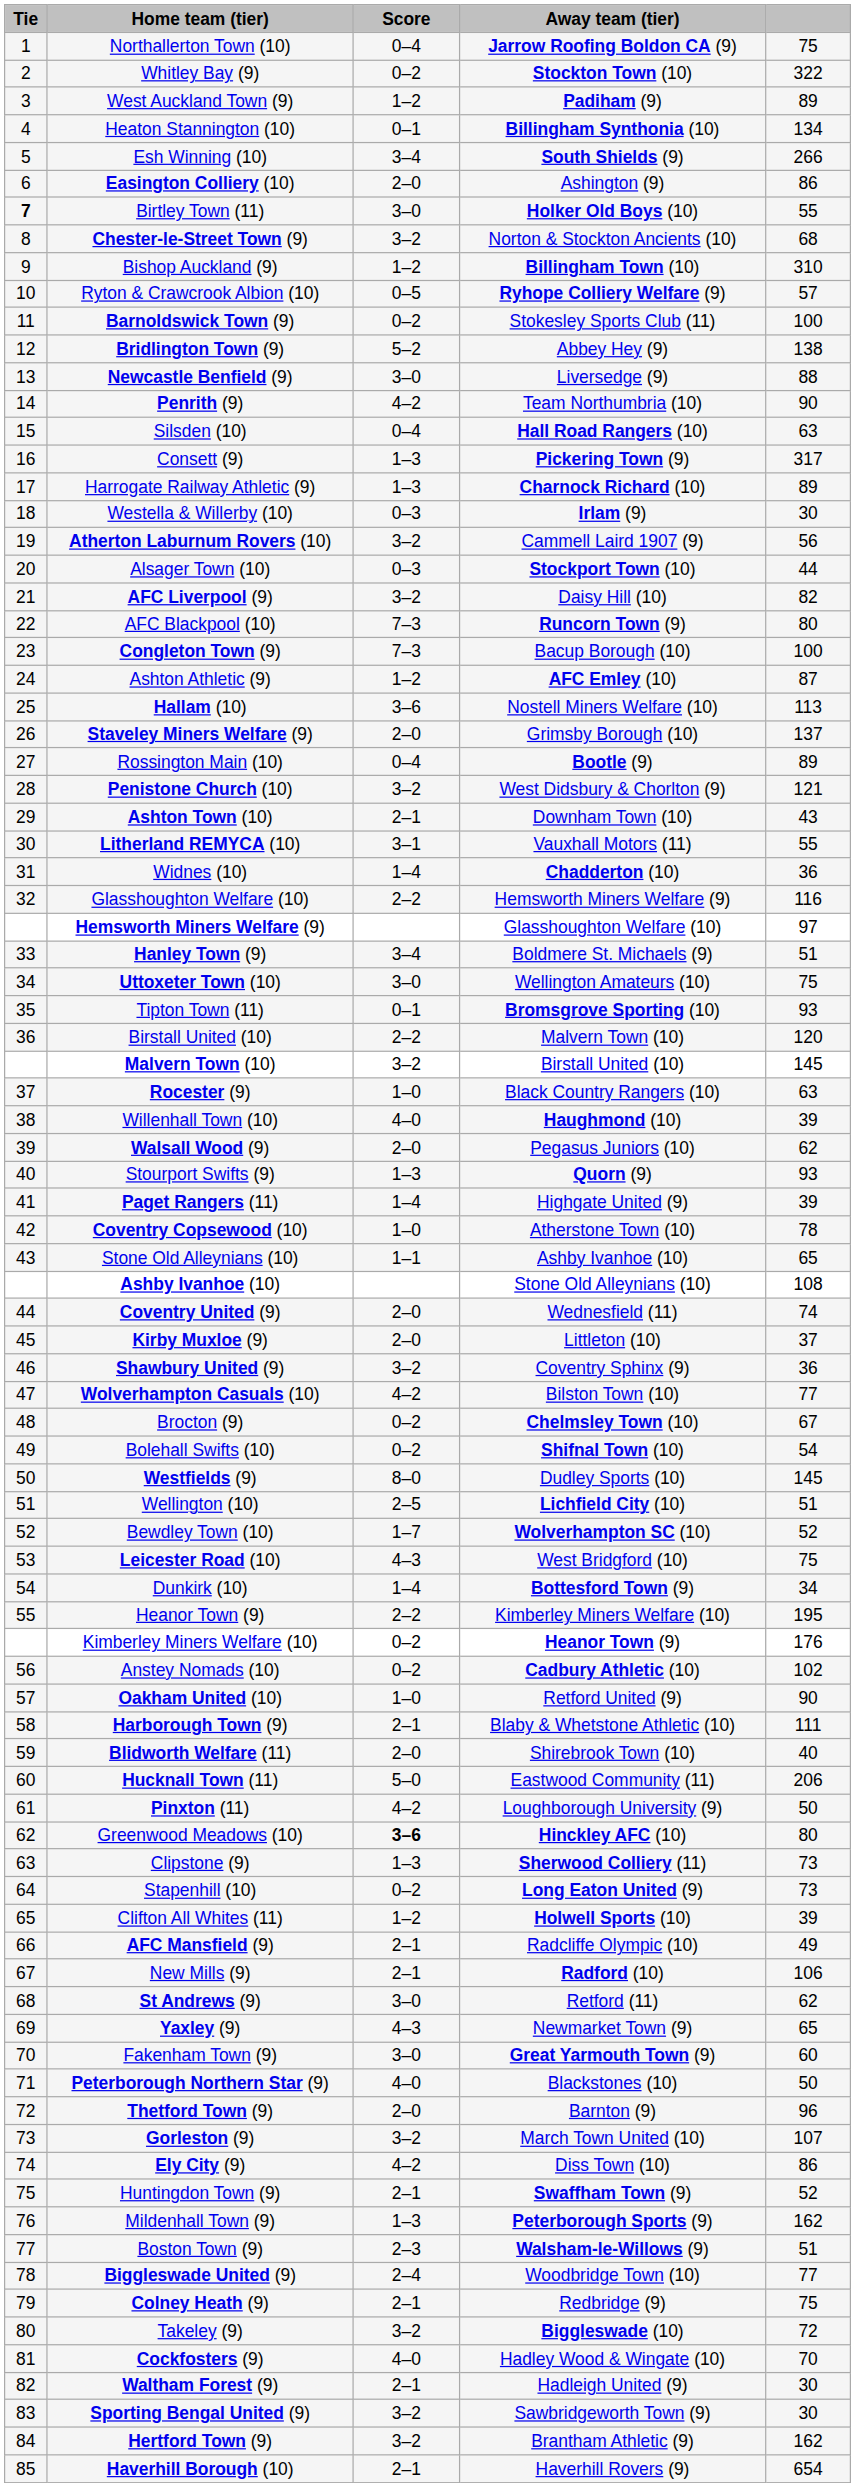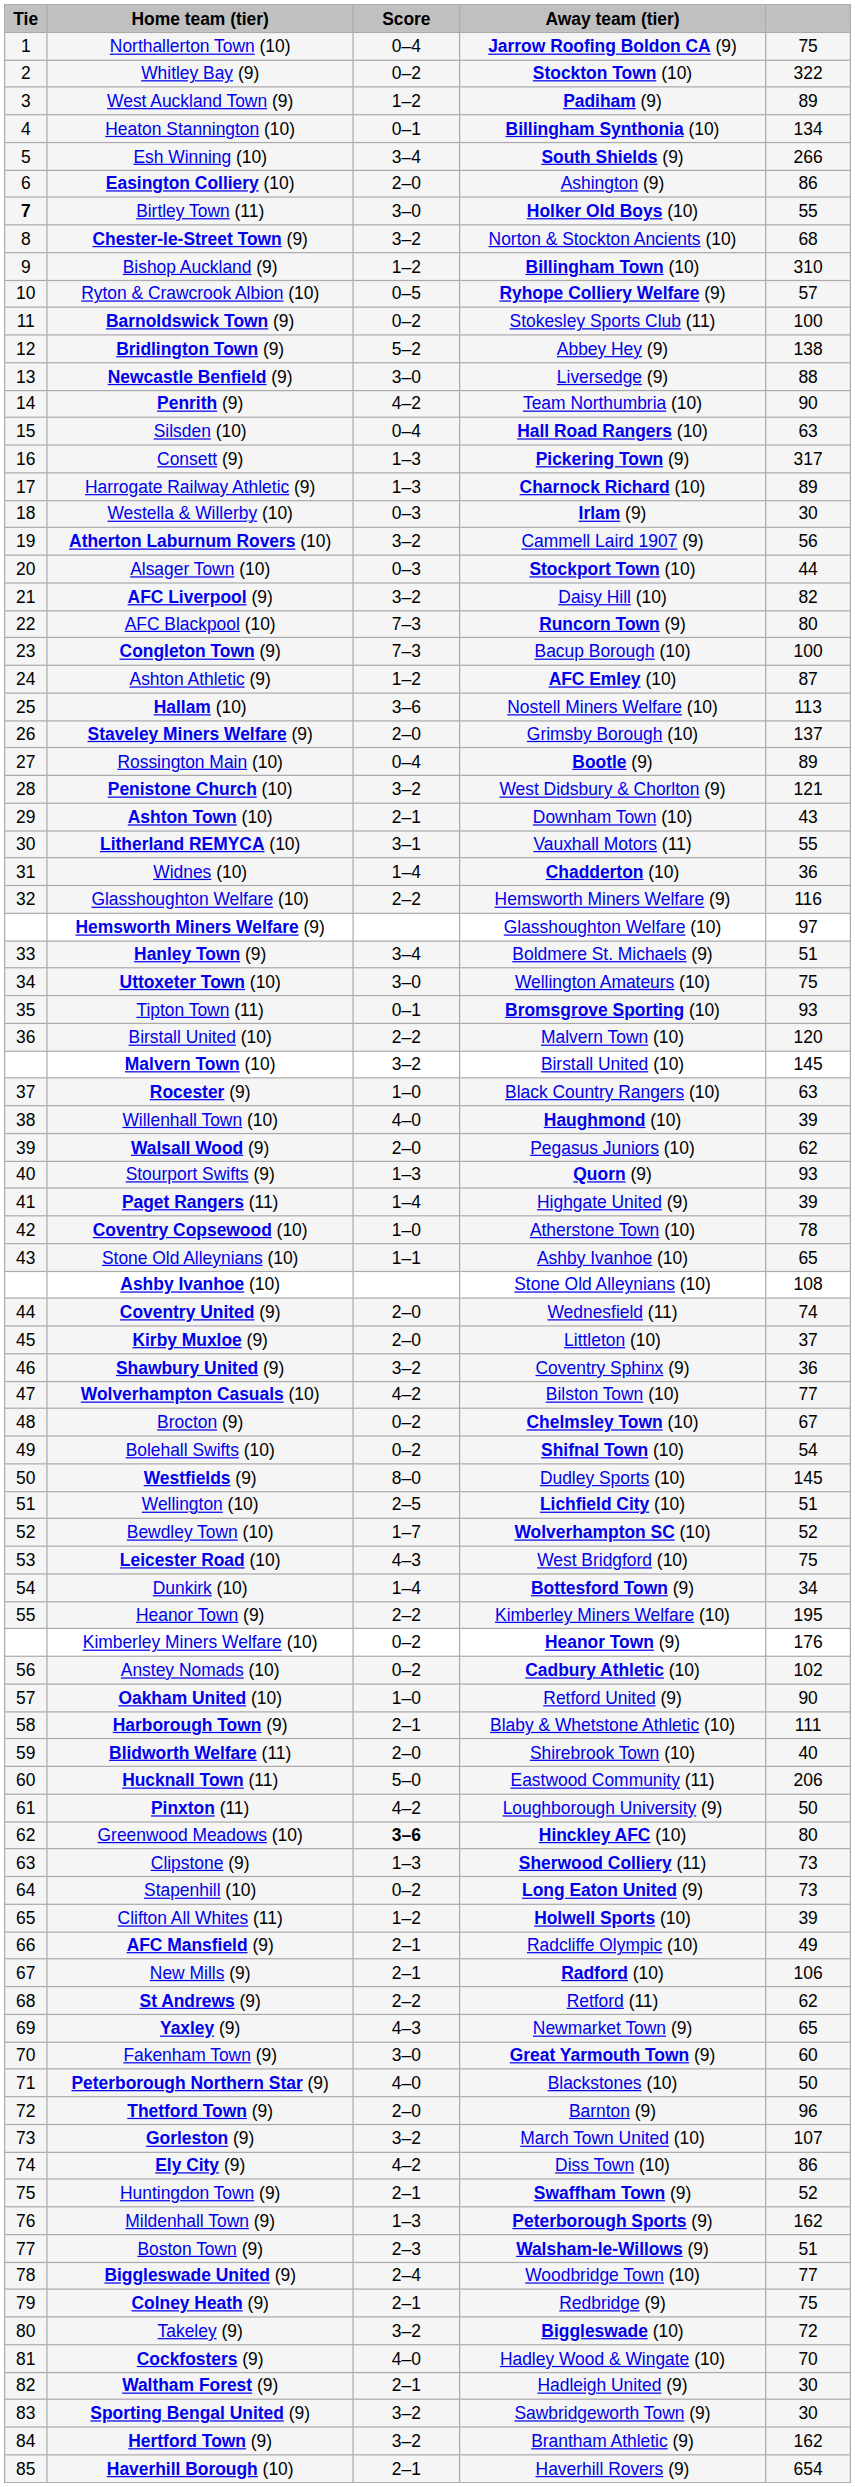(406, 2001) 3–0 -> (406, 2001) 2–2
